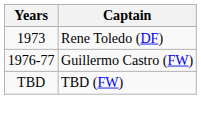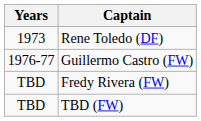+ row: (115, 82)
